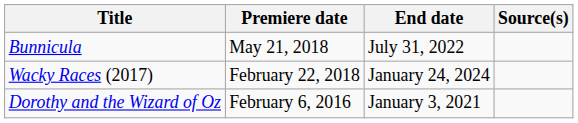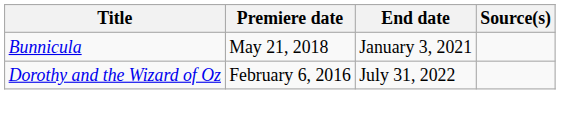(416, 46) July 31, 2022 -> (416, 46) January 3, 2021
- row: (81, 74)
(425, 103) January 3, 2021 -> (407, 74) July 31, 2022
